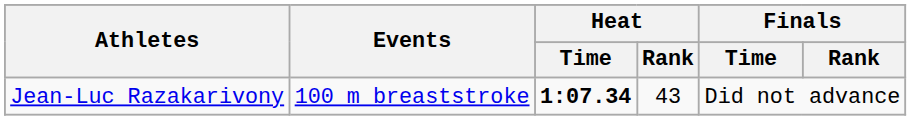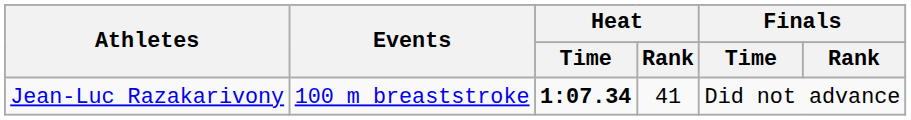(668, 96) 43 -> (668, 96) 41
